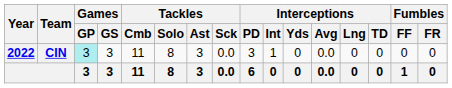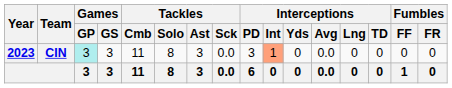(21, 53) 2022 -> (21, 53) 2023
(273, 53) no background -> (273, 53) lightsalmon background
